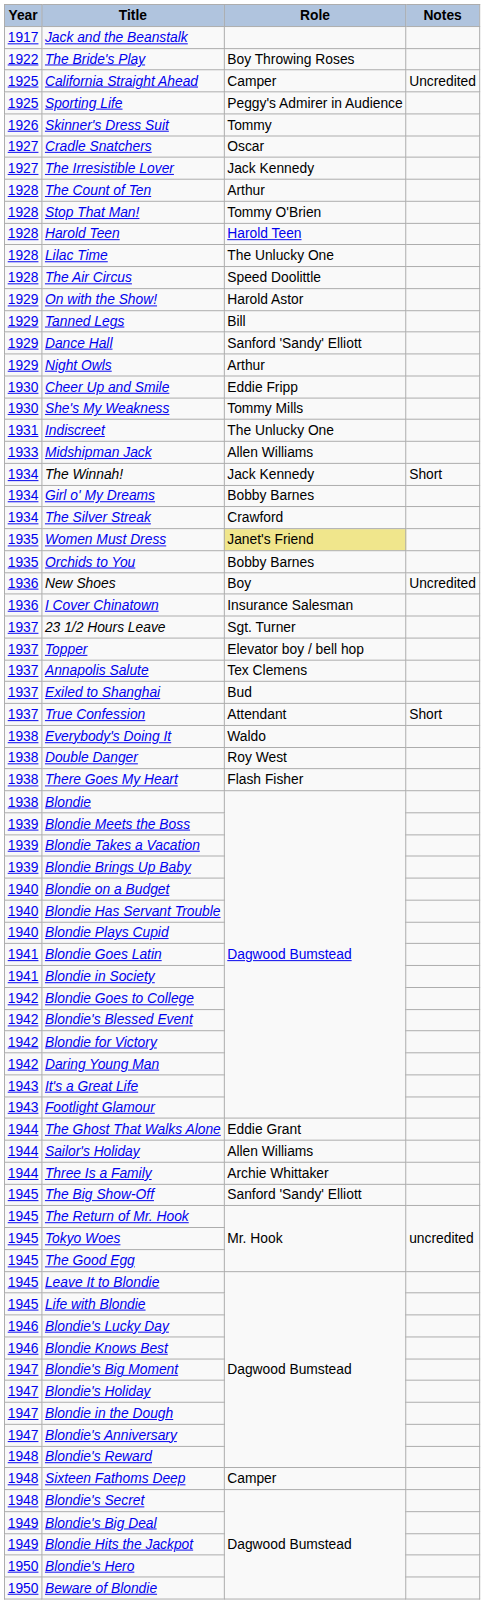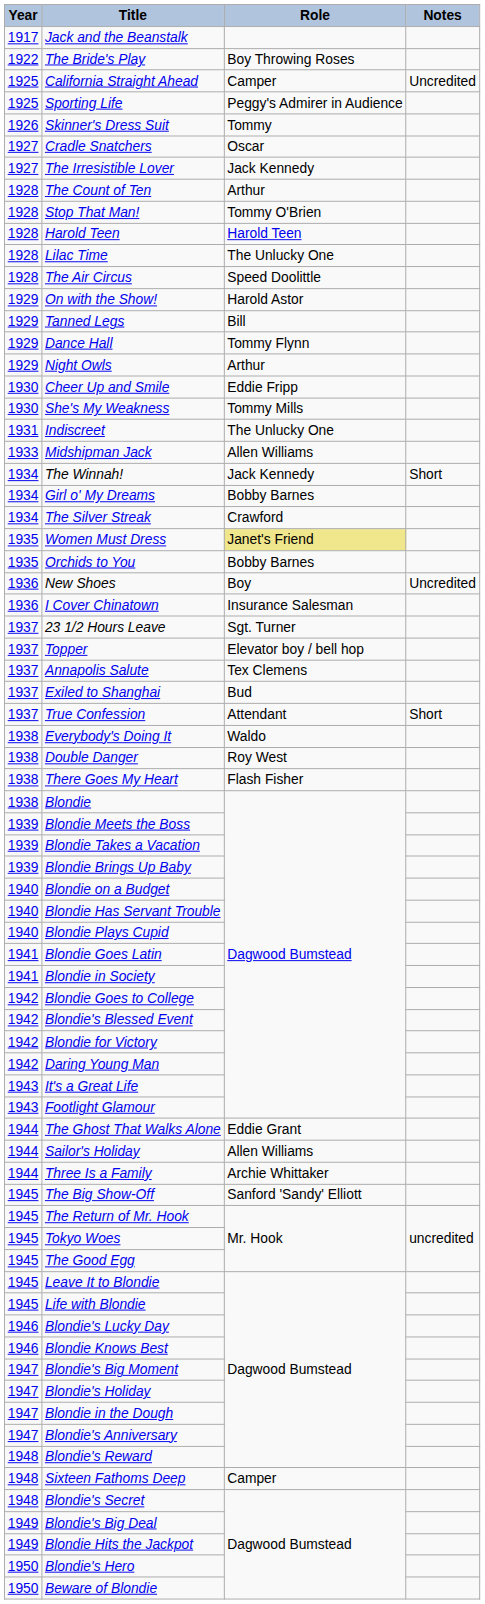(294, 343) Sanford 'Sandy' Elliott -> (268, 343) Tommy Flynn
